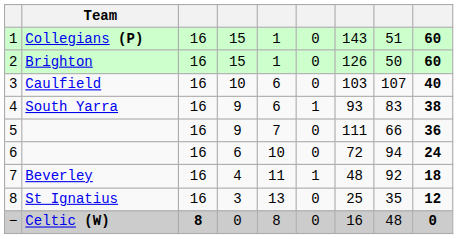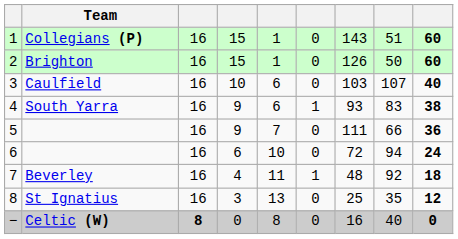(394, 222) 48 -> (394, 222) 40
